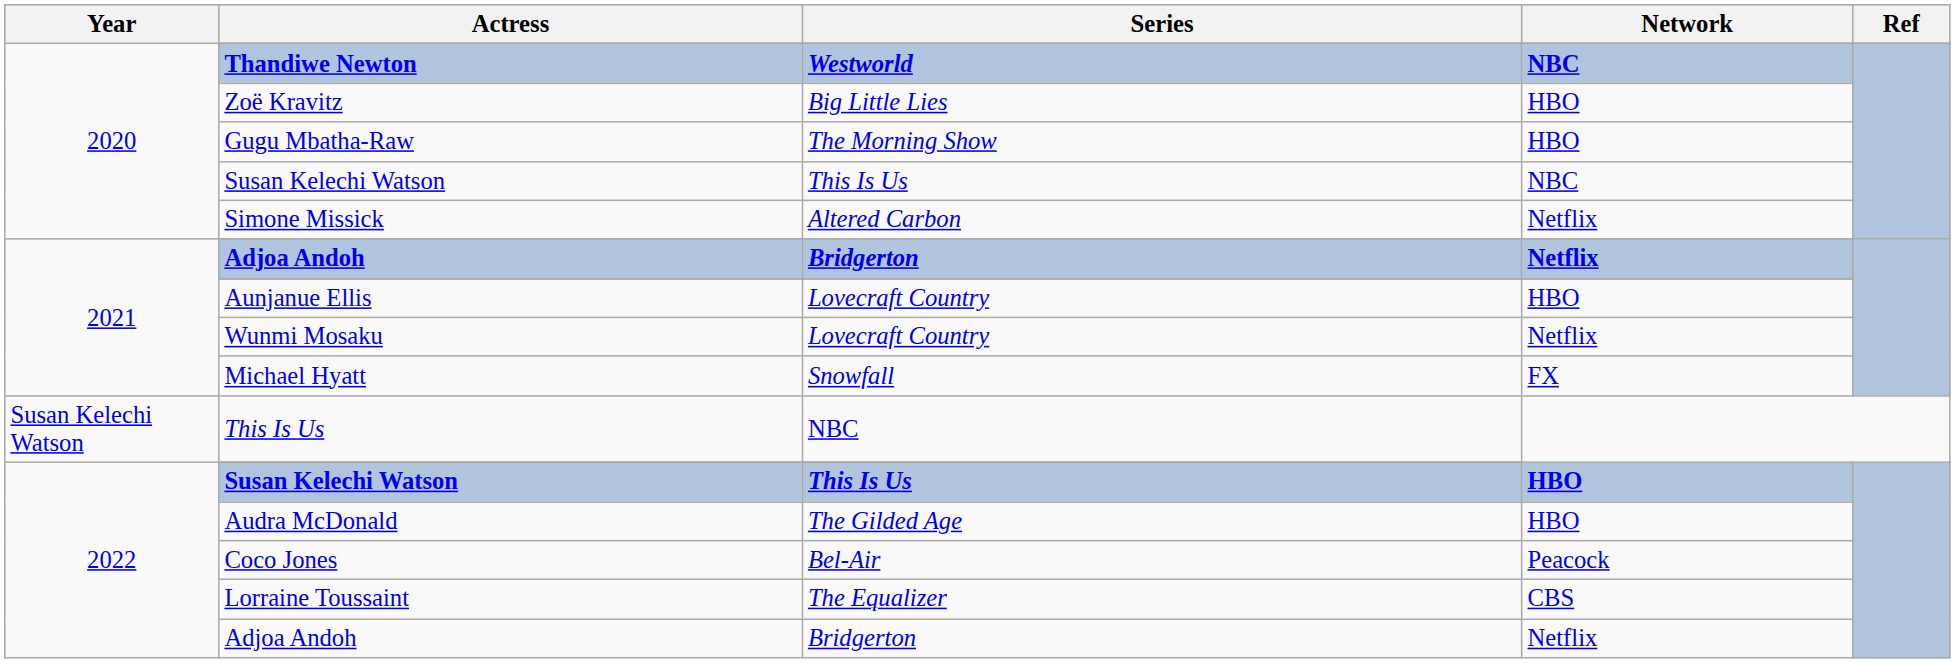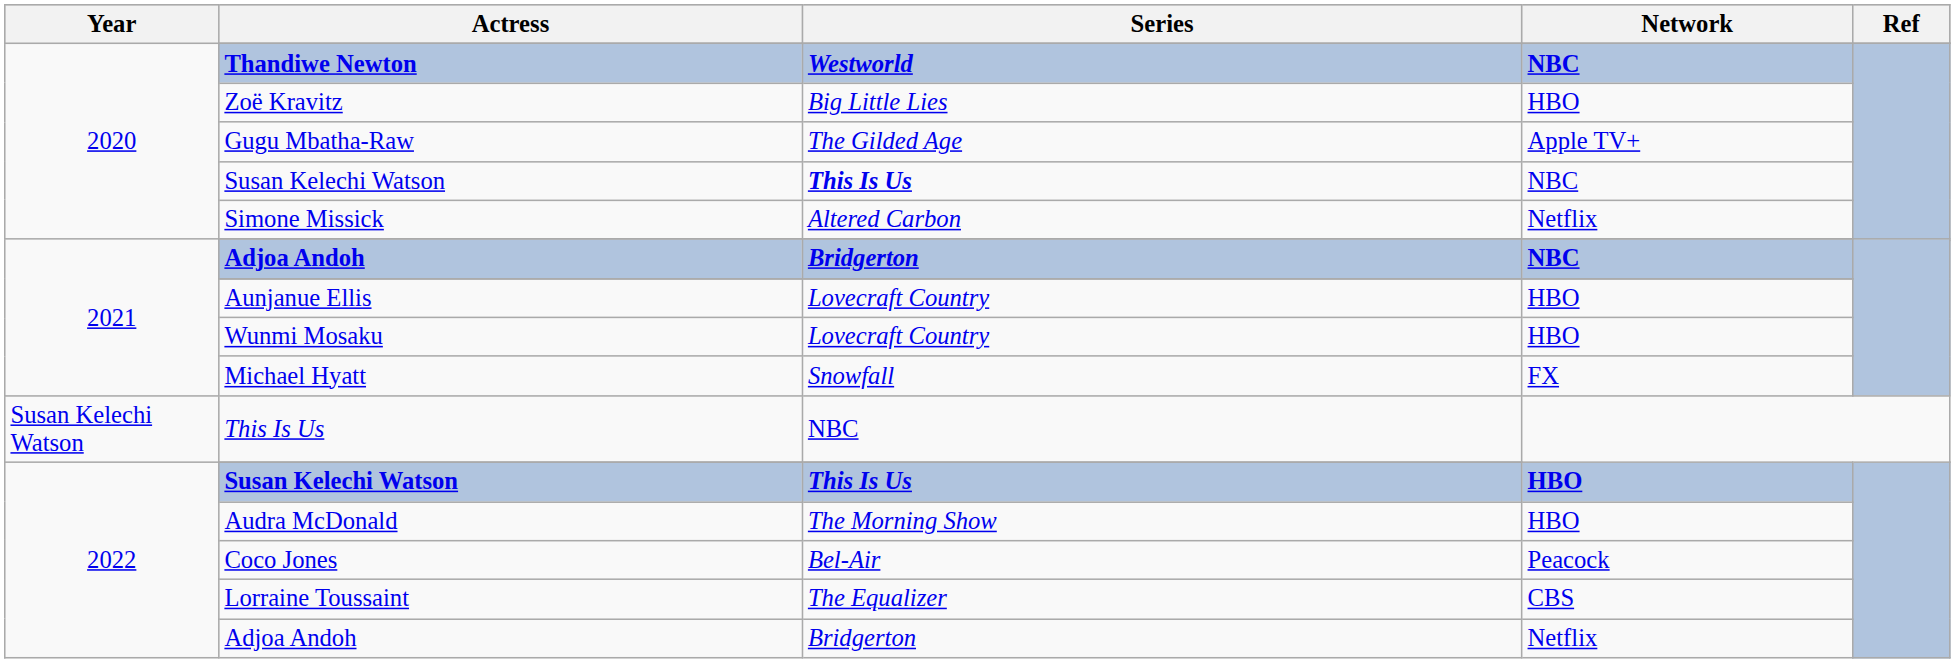(902, 141) The Morning Show -> (885, 141) The Gilded Age
(1554, 141) HBO -> (1584, 141) Apple TV+
(858, 180) normal -> (860, 180) bold
(1563, 258) Netflix -> (1554, 258) NBC
(1562, 336) Netflix -> (1554, 336) HBO
(885, 520) The Gilded Age -> (902, 520) The Morning Show
